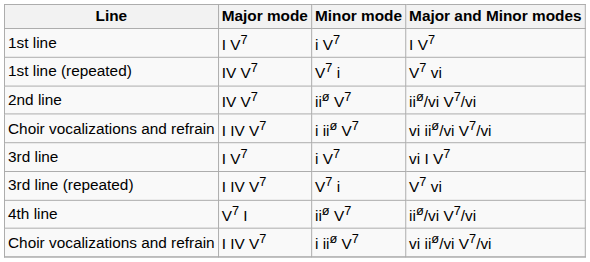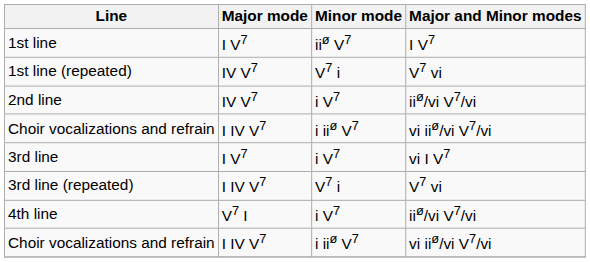(328, 43) i V7 -> (333, 43) iiø V7
(333, 100) iiø V7 -> (328, 100) i V7
(333, 214) iiø V7 -> (328, 214) i V7
